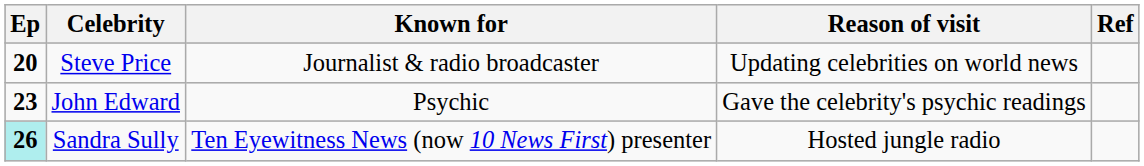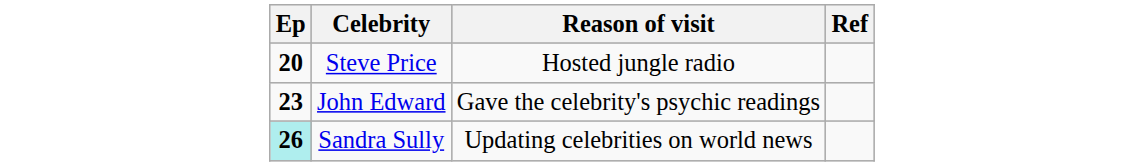- column: (451, 23)
(904, 62) Updating celebrities on world news -> (638, 62) Hosted jungle radio
(904, 140) Hosted jungle radio -> (638, 140) Updating celebrities on world news
